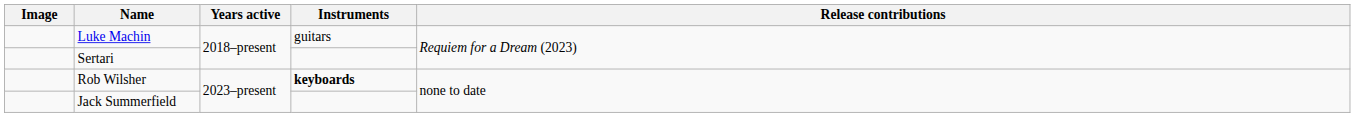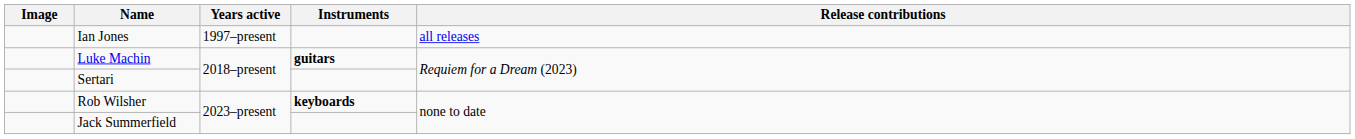+ row: (103, 36)
(313, 36) normal -> (315, 58) bold
